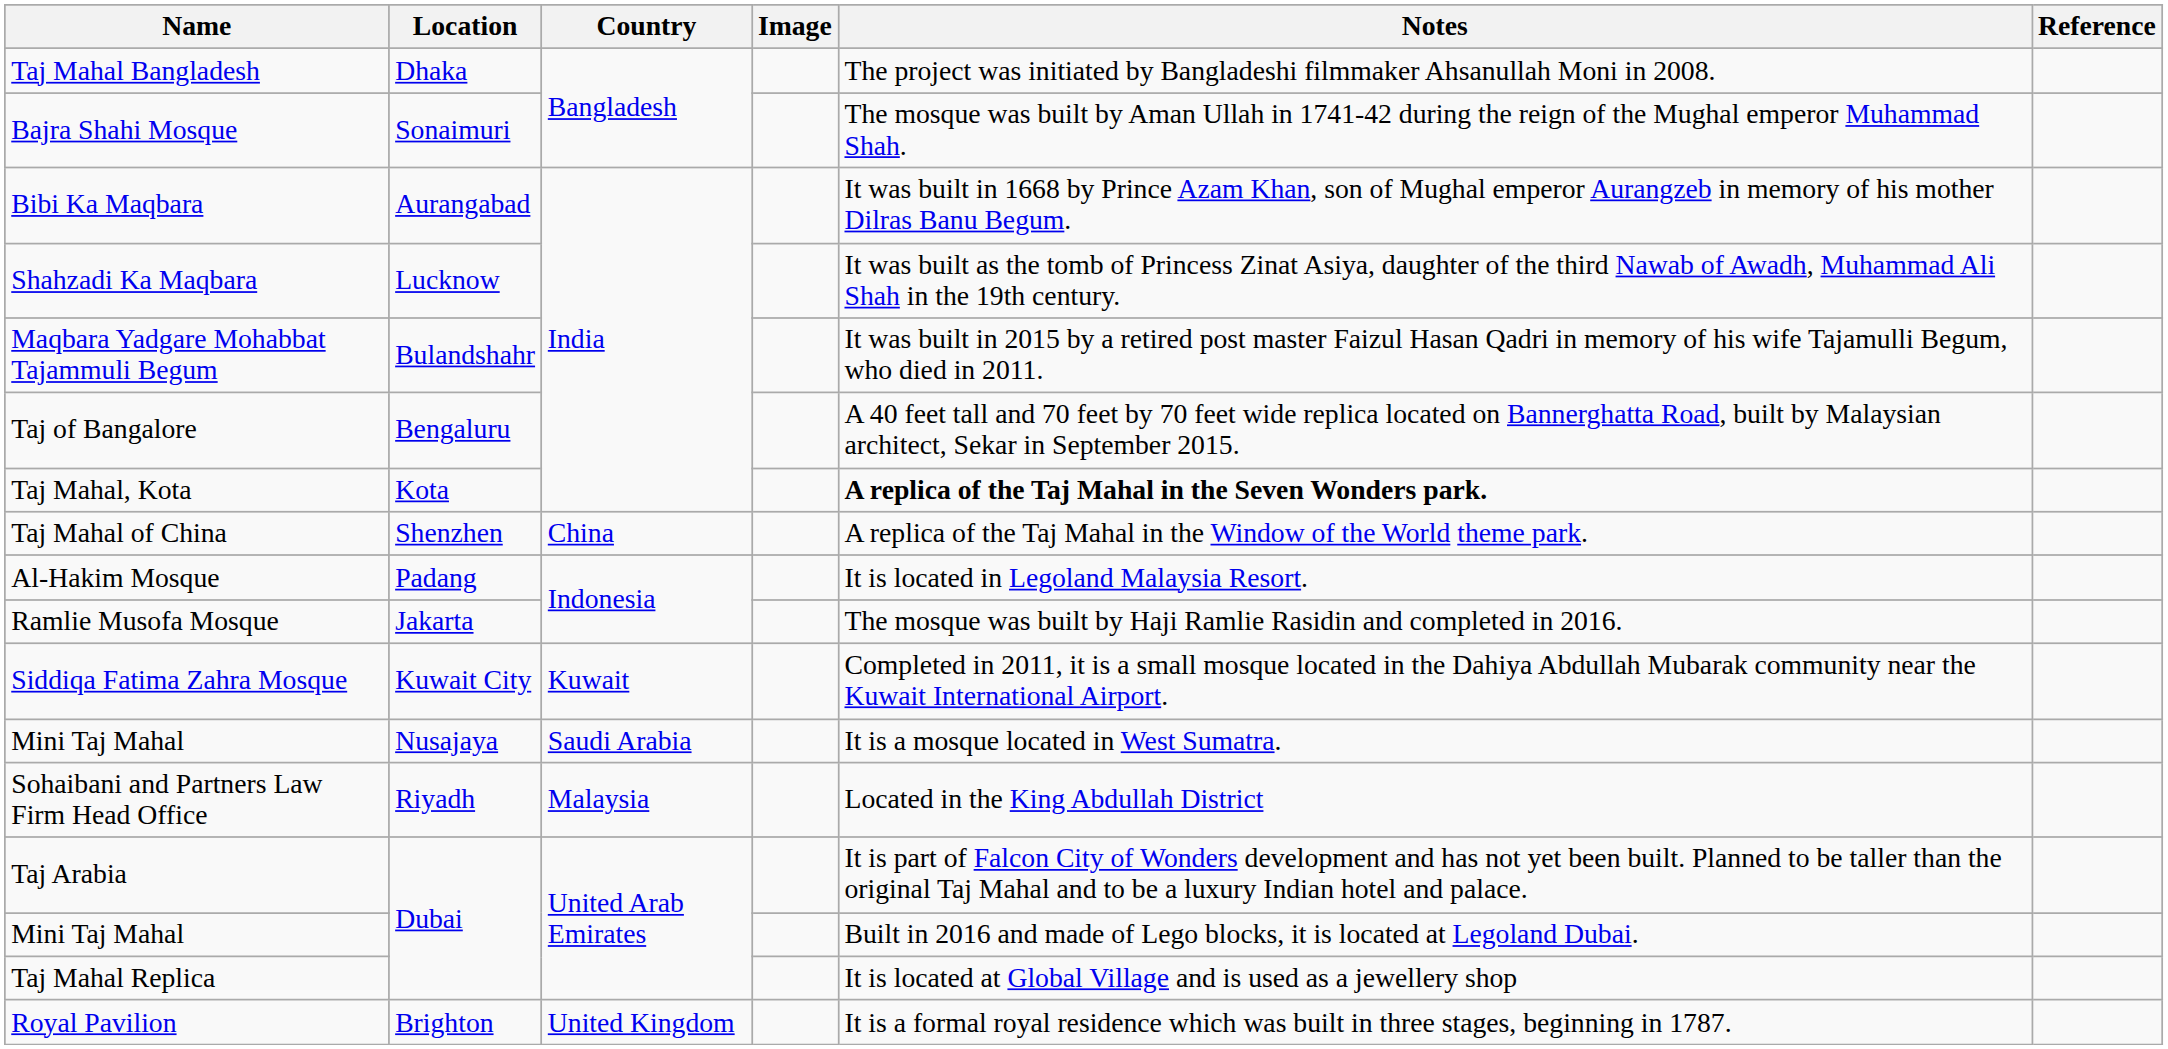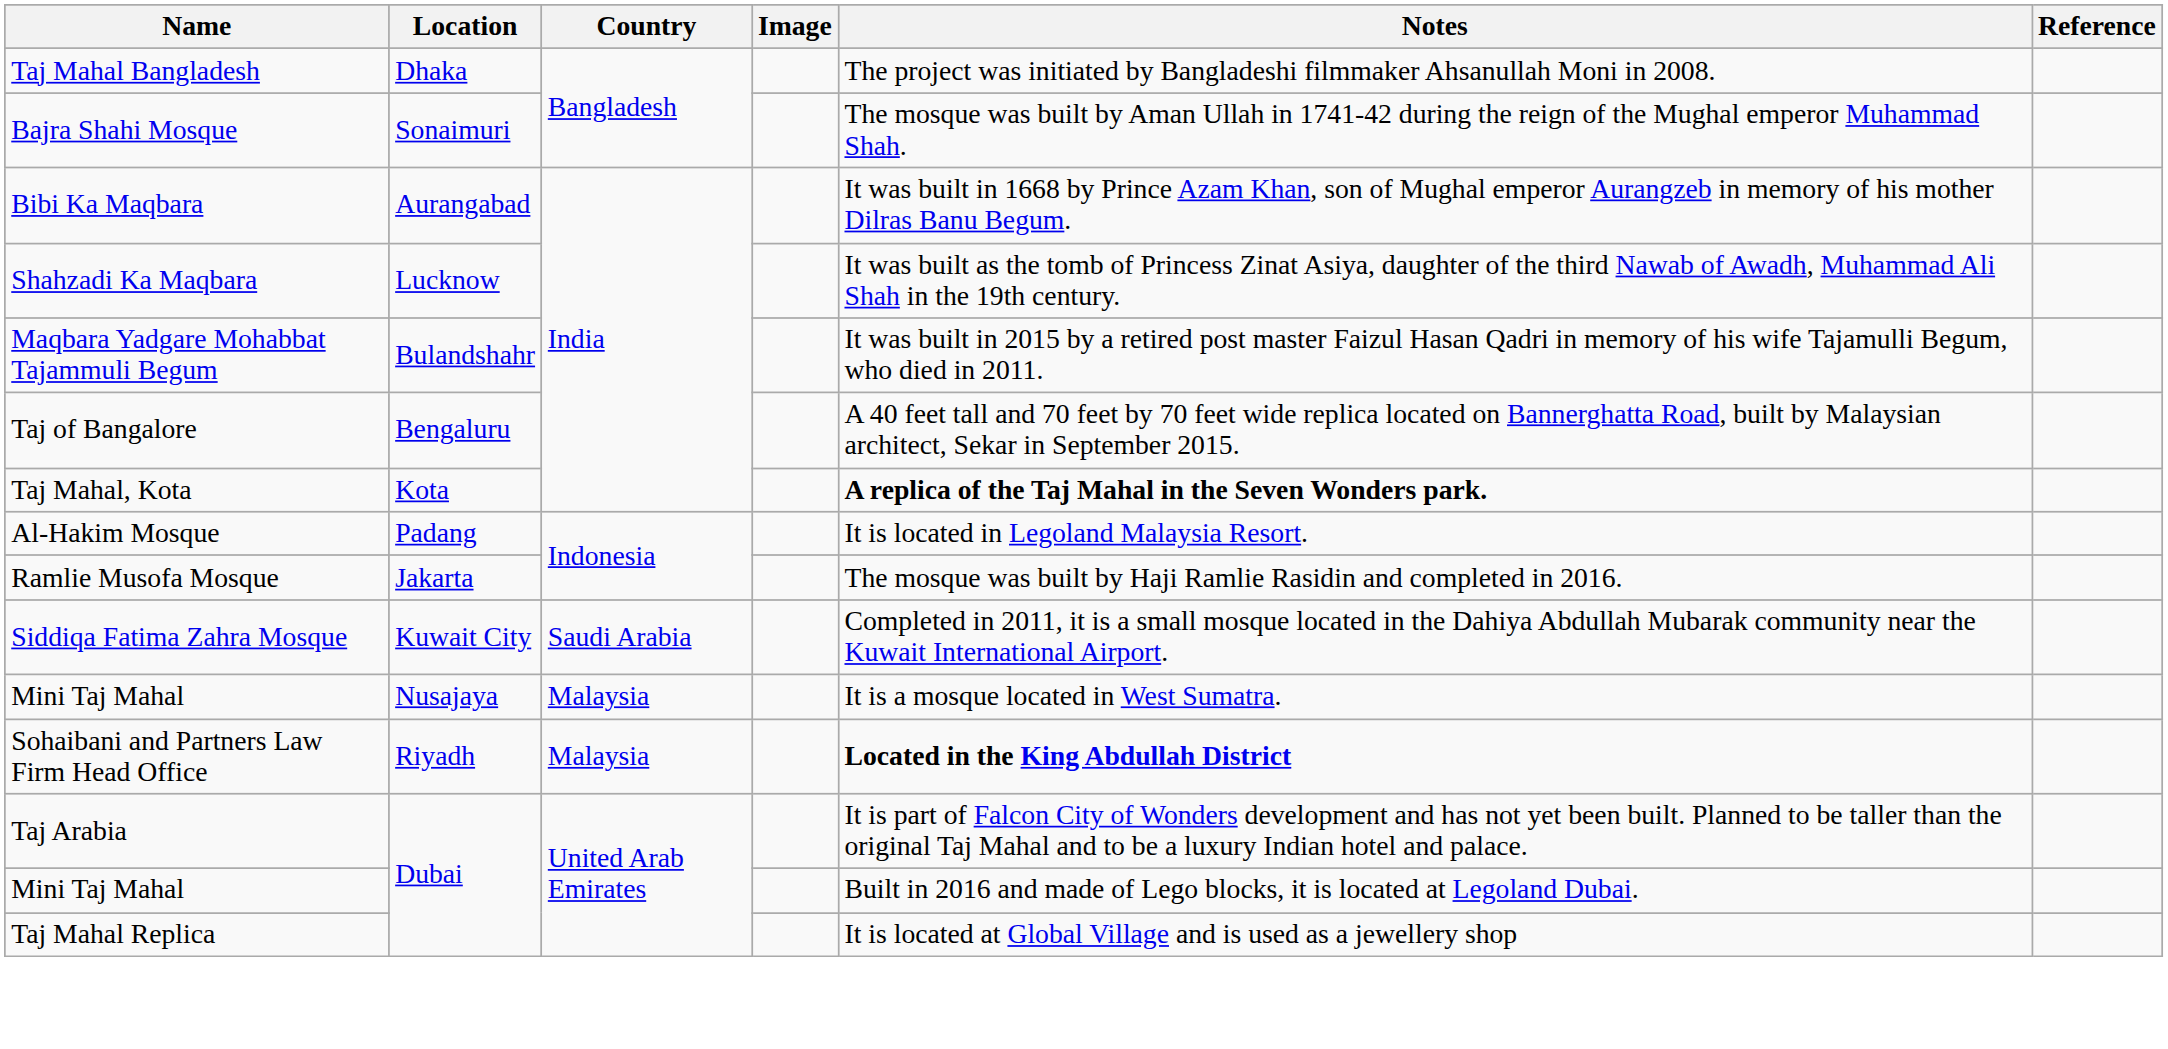- row: (119, 533)
(589, 680) Kuwait -> (620, 636) Saudi Arabia
(620, 740) Saudi Arabia -> (599, 696) Malaysia
(1054, 799) normal -> (1068, 755) bold
- row: (94, 1021)
